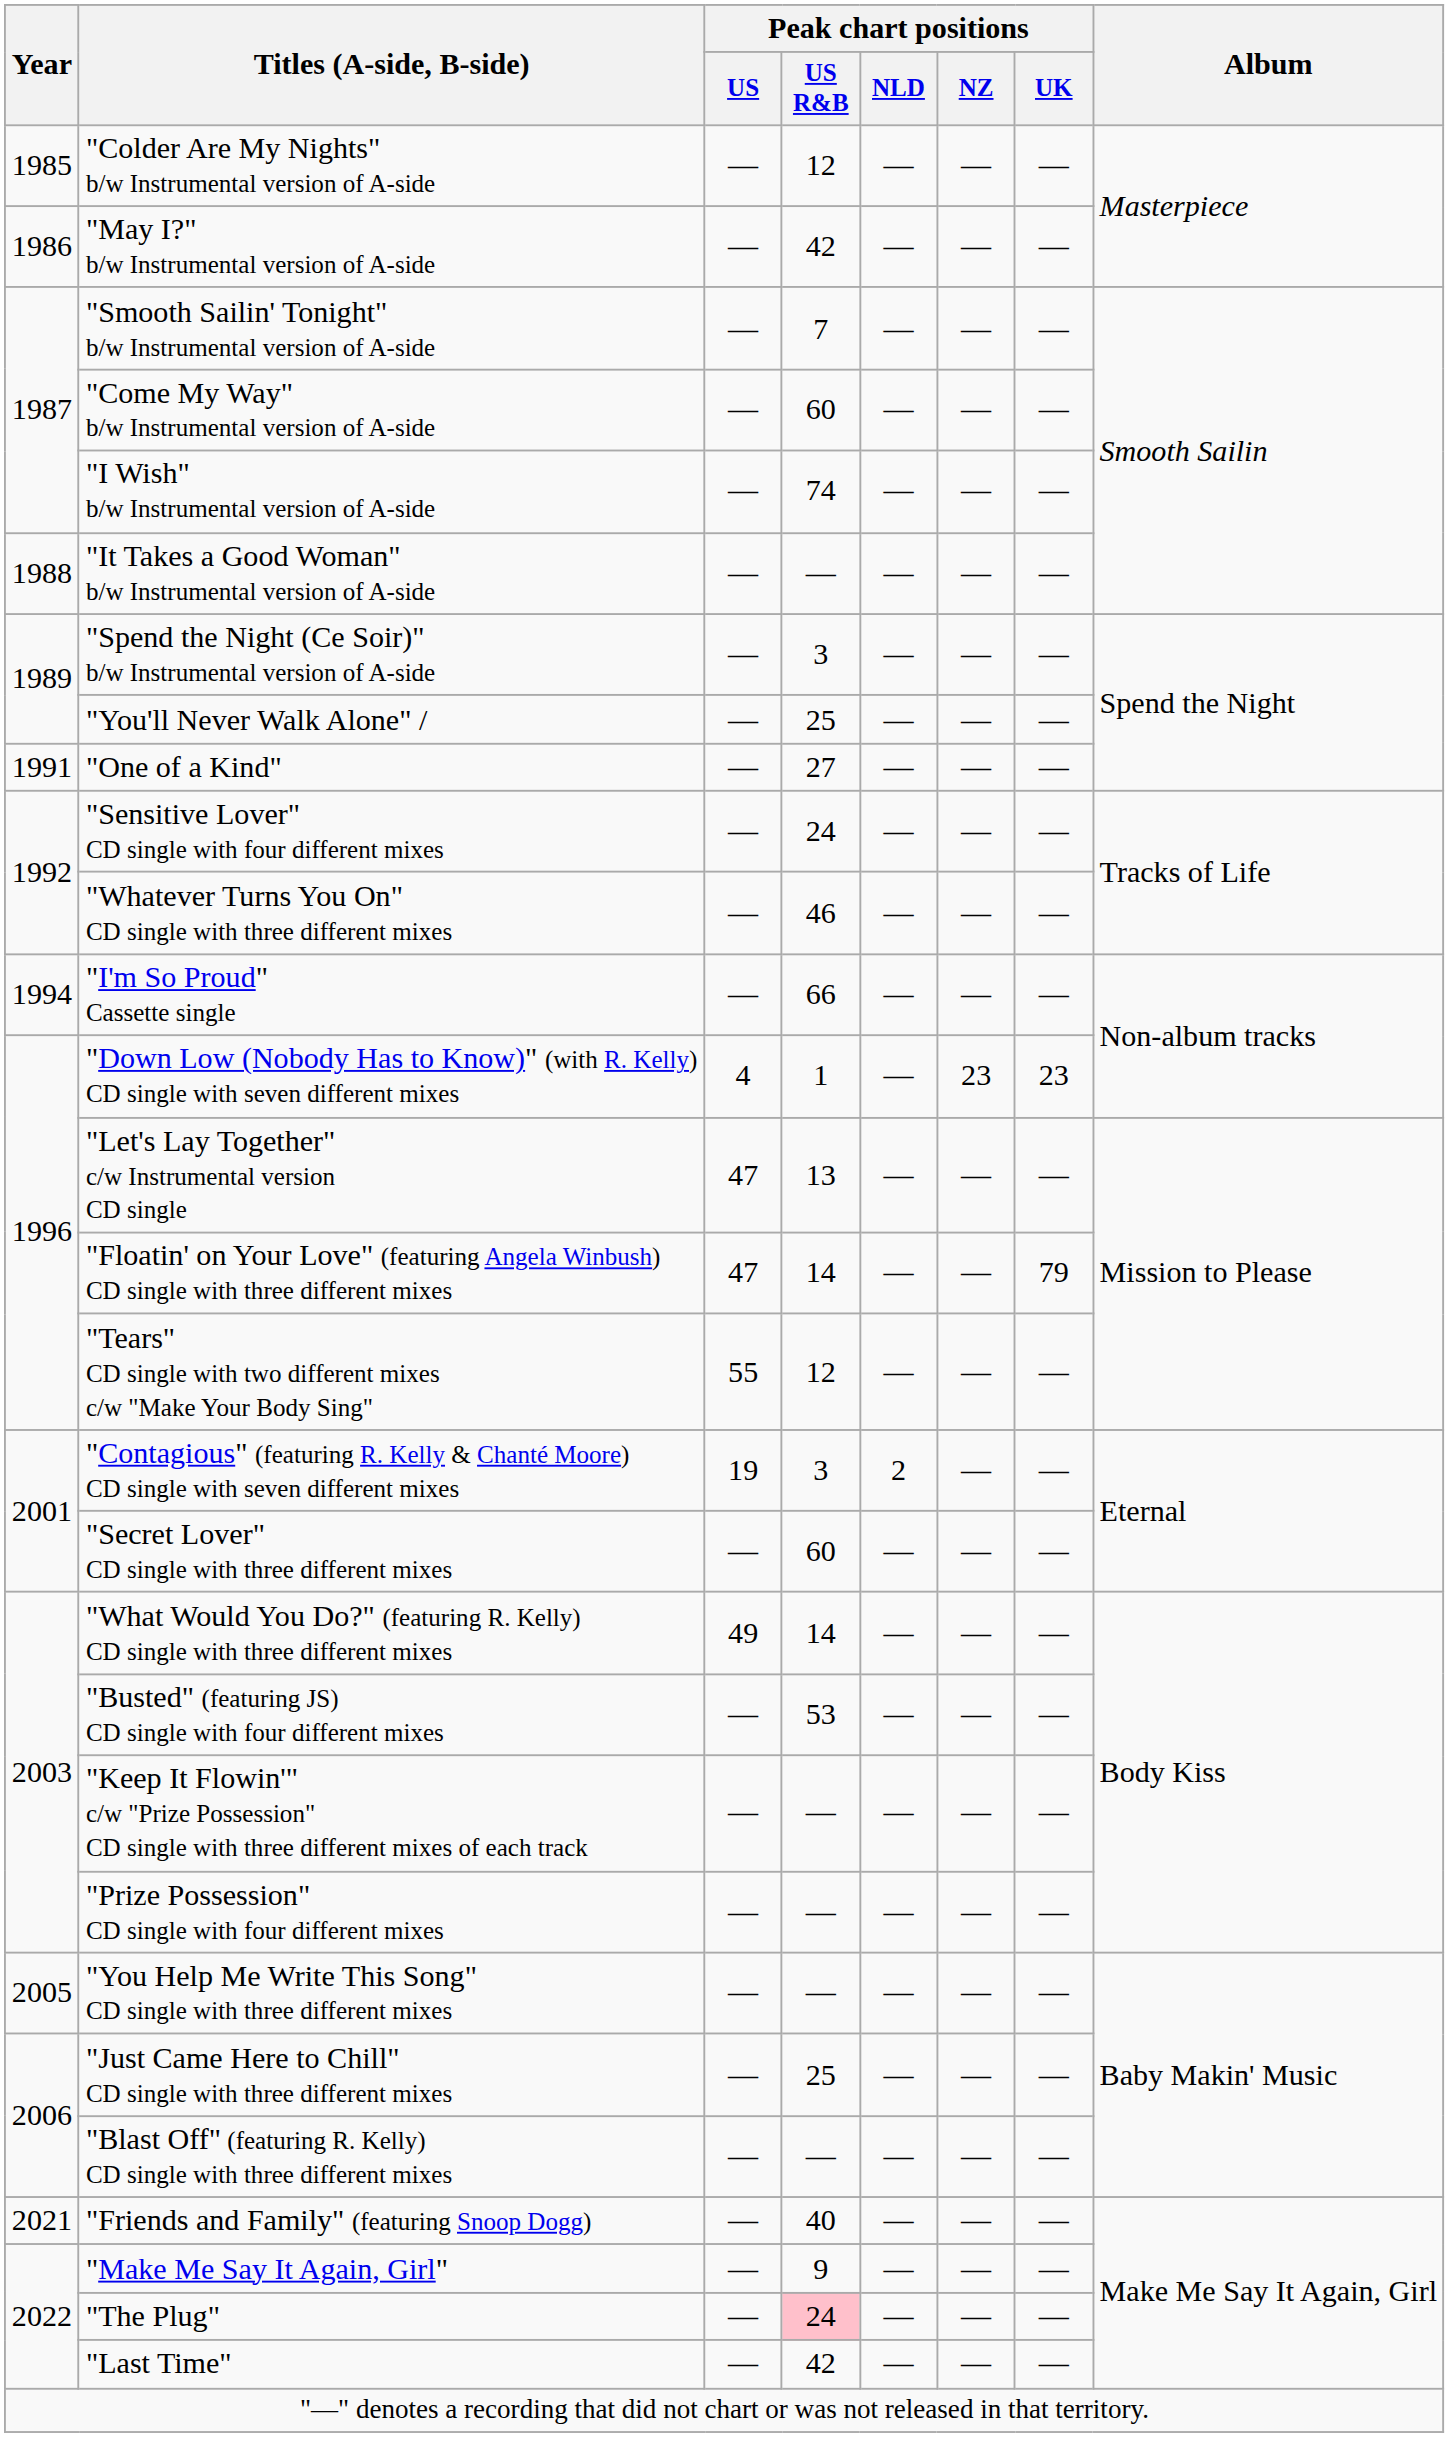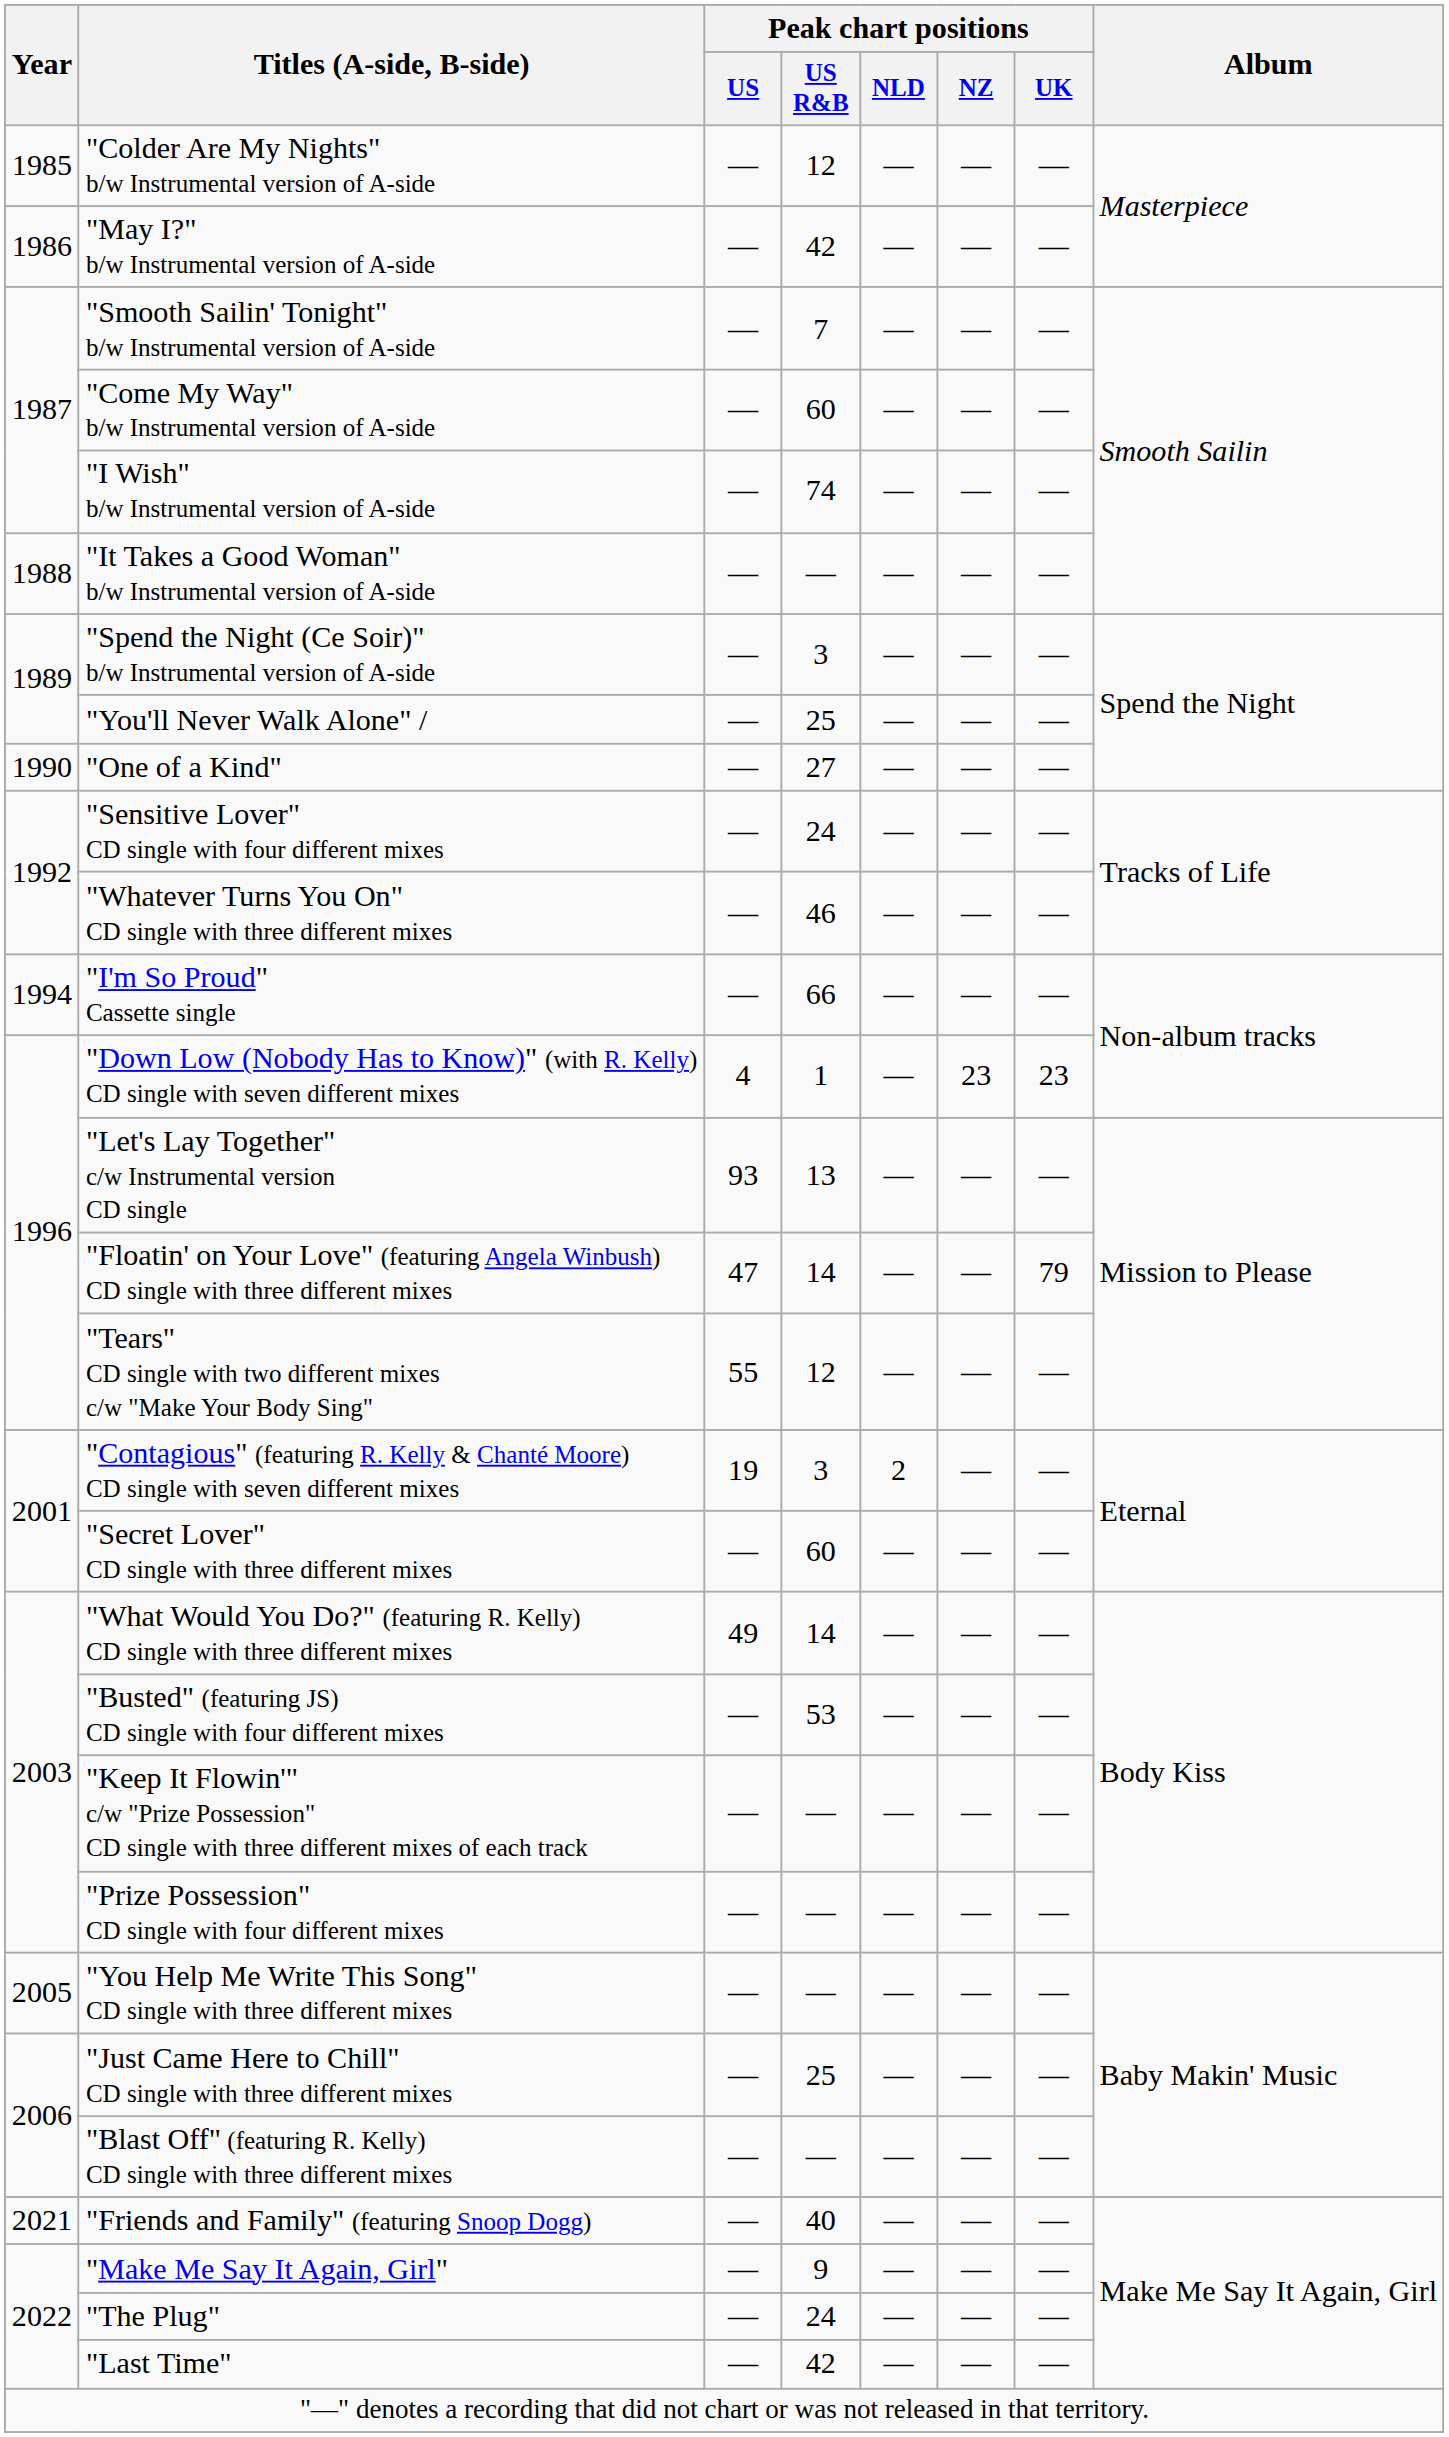(42, 766) 1991 -> (42, 766) 1990
(743, 1174) 47 -> (743, 1174) 93
(821, 2315) pink background -> (821, 2315) no background
